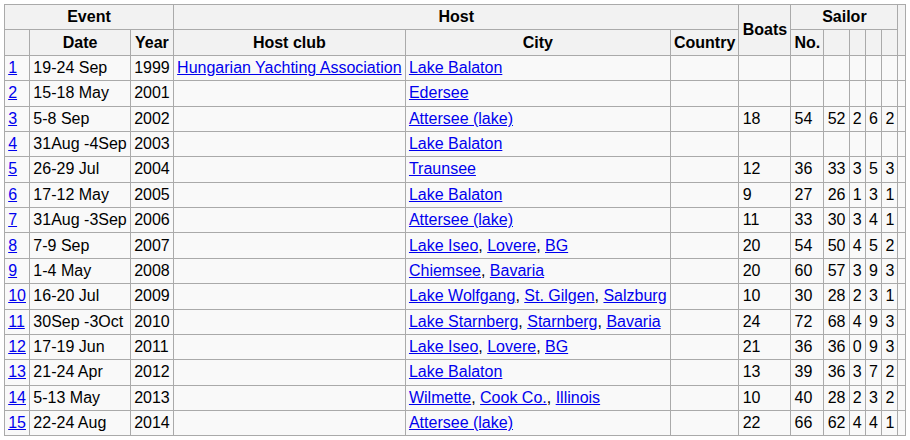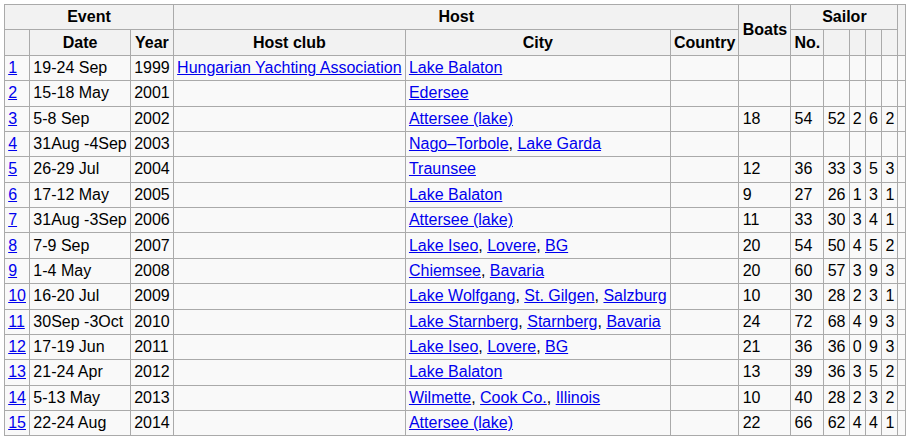(456, 144) Lake Balaton -> (505, 144) Nago–Torbole, Lake Garda
(874, 372) 7 -> (874, 372) 5
